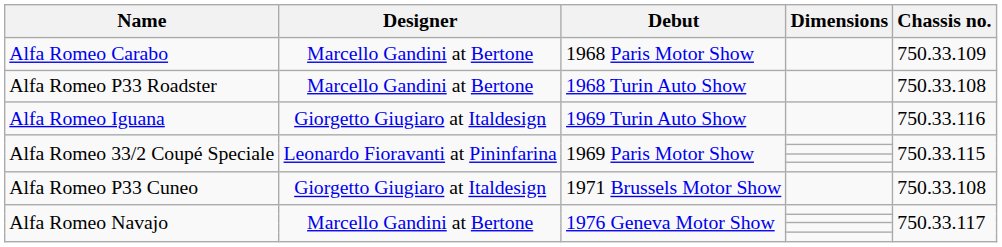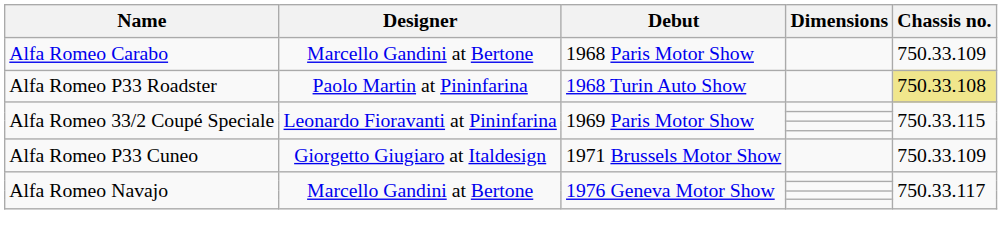(420, 86) Marcello Gandini at Bertone -> (420, 86) Paolo Martin at Pininfarina
(942, 86) no background -> (942, 86) khaki background
- row: (87, 118)
(942, 188) 750.33.108 -> (942, 155) 750.33.109
